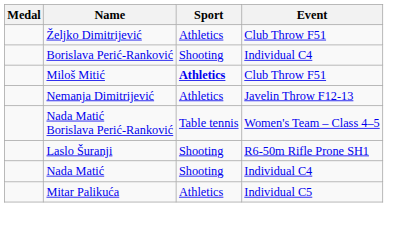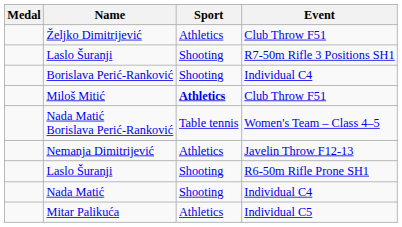+ row: (79, 55)
rows swapped: (110, 123) <-> (100, 96)
